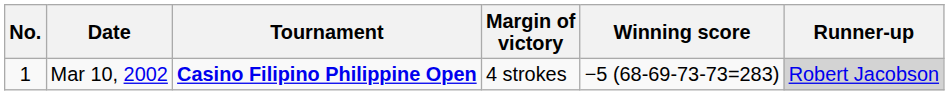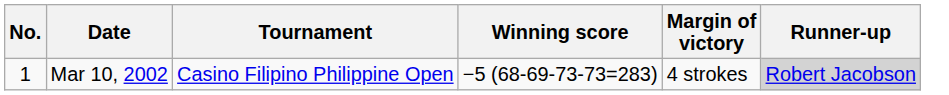columns swapped: (682, 32) <-> (531, 32)
(327, 74) bold -> (315, 74) normal
